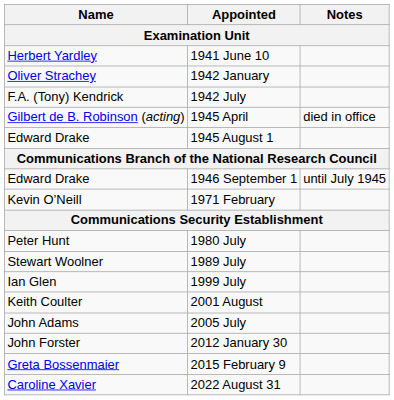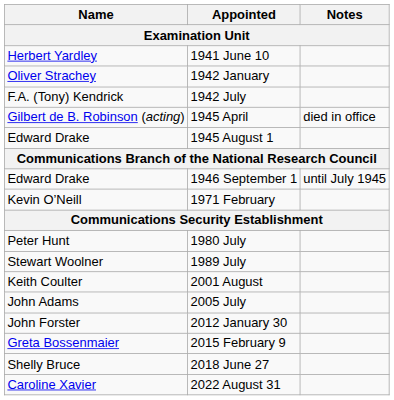- row: (218, 281)
+ row: (230, 364)
